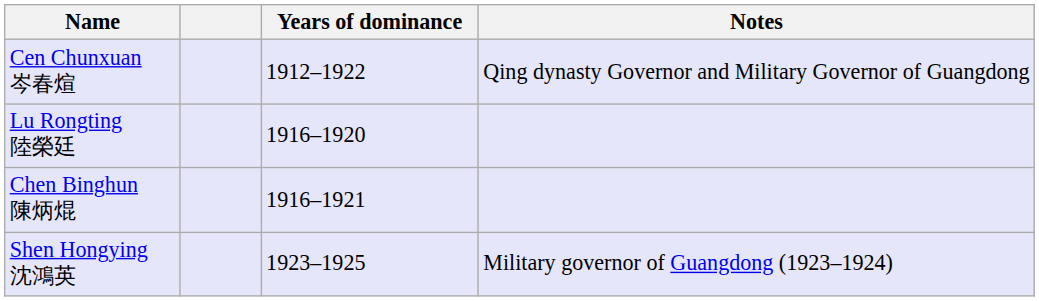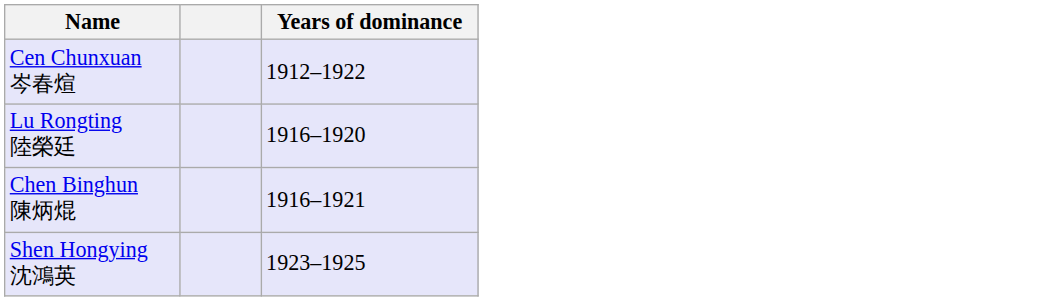- column: (756, 22)
